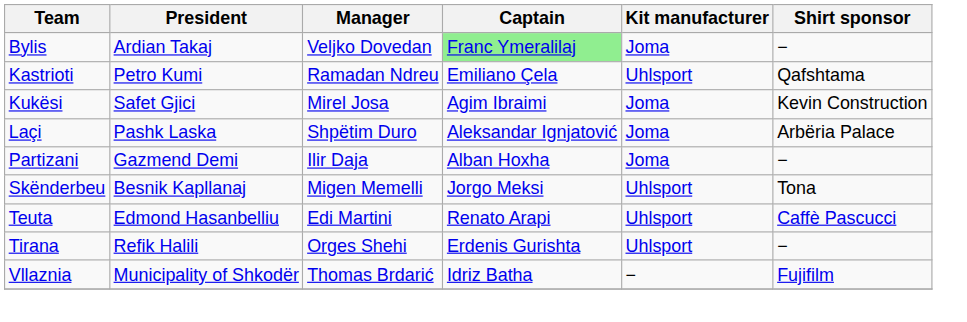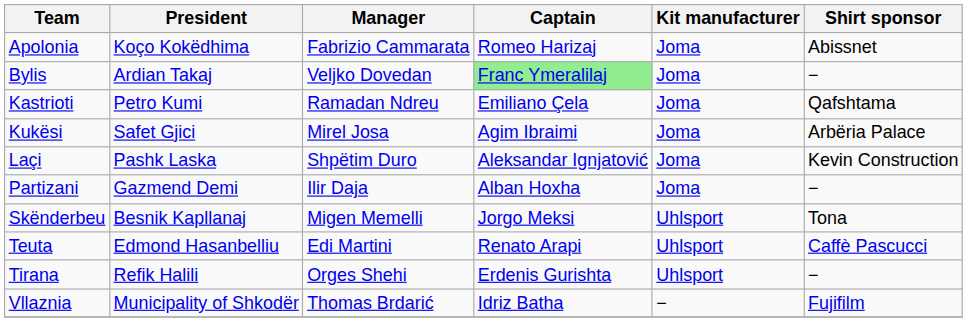+ row: (44, 47)
(659, 75) Uhlsport -> (678, 103) Joma
(852, 103) Kevin Construction -> (867, 132) Arbëria Palace
(836, 132) Arbëria Palace -> (883, 160) Kevin Construction
